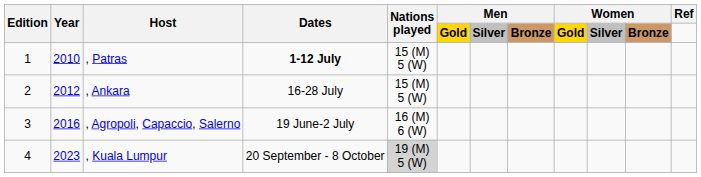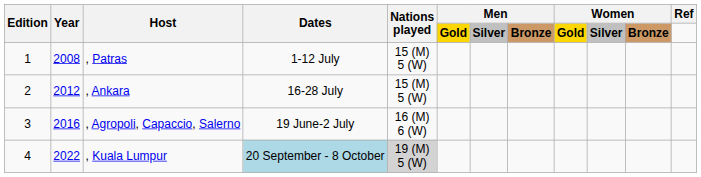(67, 58) 2010 -> (67, 58) 2008
(315, 58) bold -> (315, 58) normal
(67, 156) 2023 -> (67, 156) 2022
(315, 156) no background -> (315, 156) lightblue background
